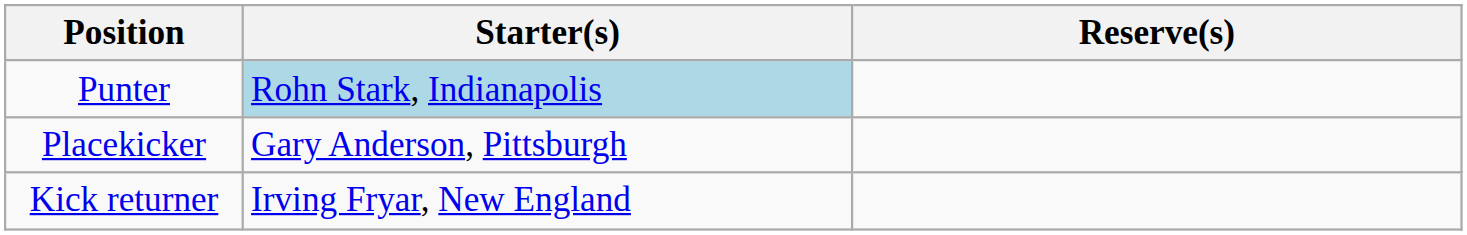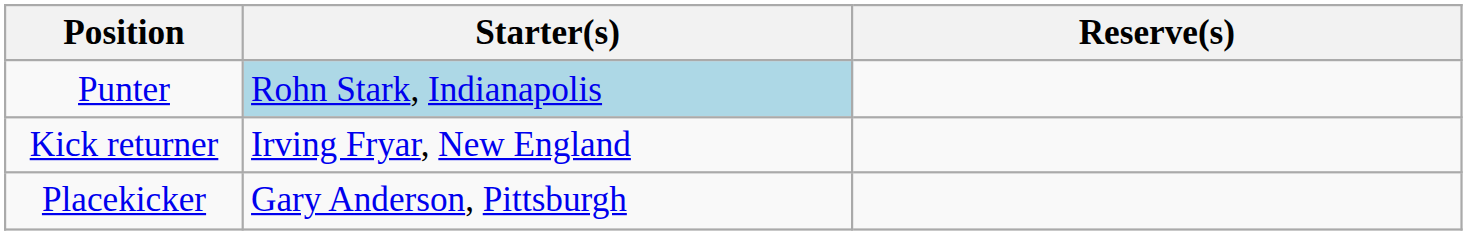rows swapped: (124, 144) <-> (124, 199)
